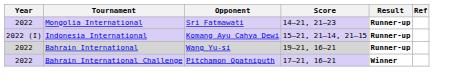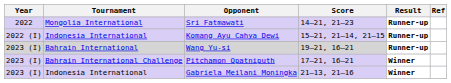(24, 47) 2022 -> (24, 47) 2023 (I)
(24, 60) 2022 -> (24, 60) 2023 (I)
+ row: (242, 72)
